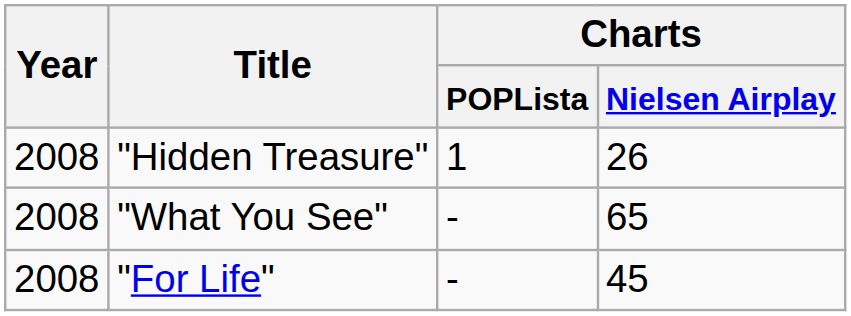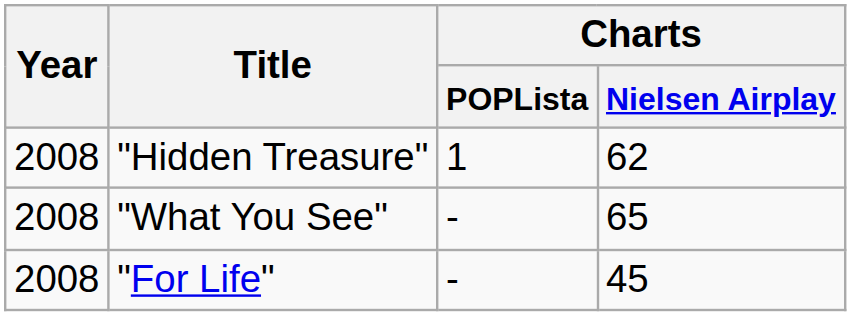(627, 156) 26 -> (627, 156) 62
